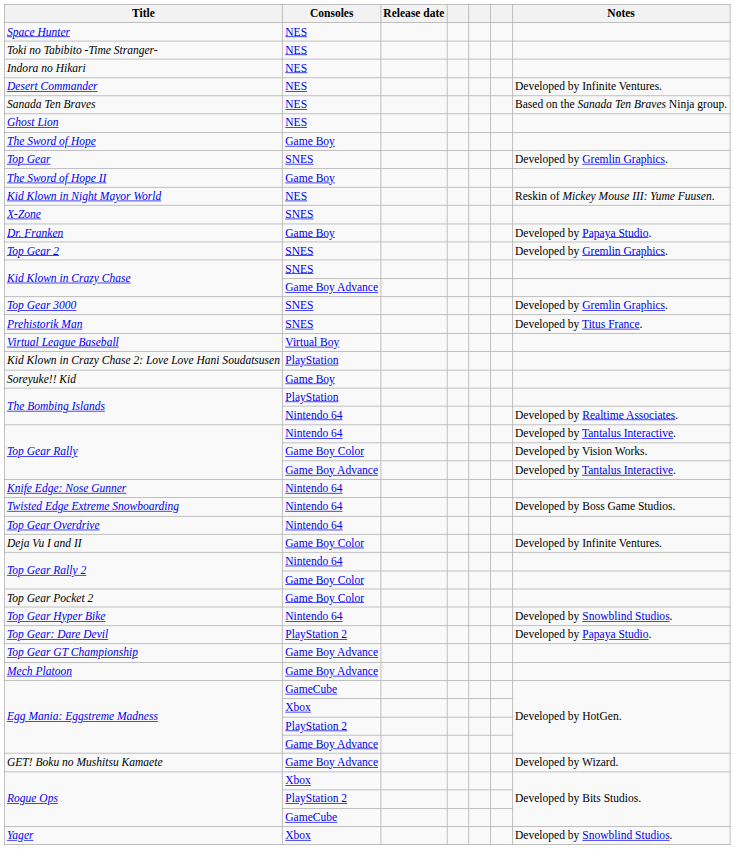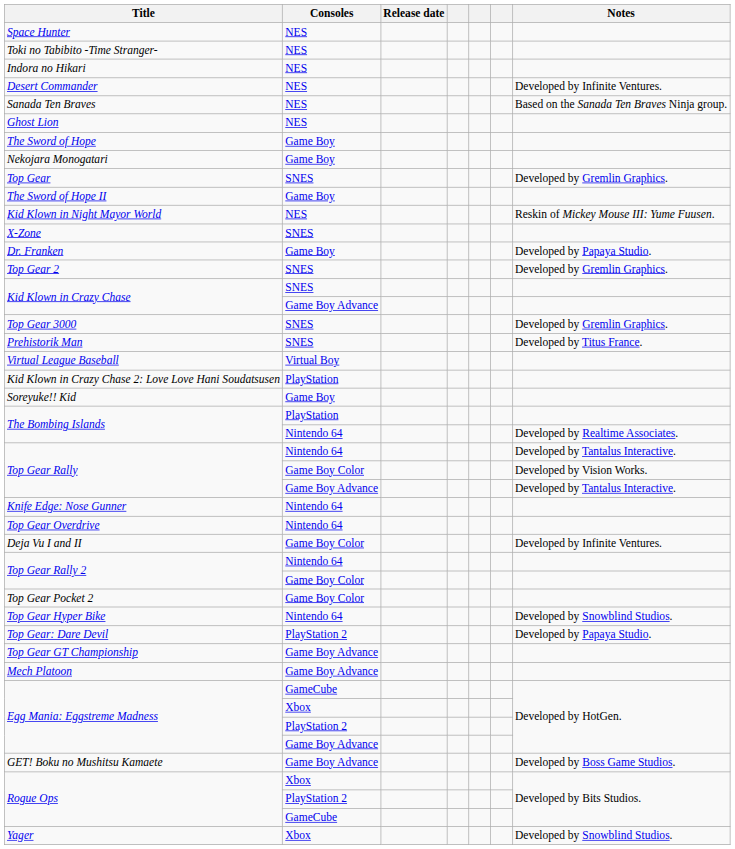+ row: (57, 159)
- row: (93, 506)
(567, 762) Developed by Wizard. -> (595, 762) Developed by Boss Game Studios.
